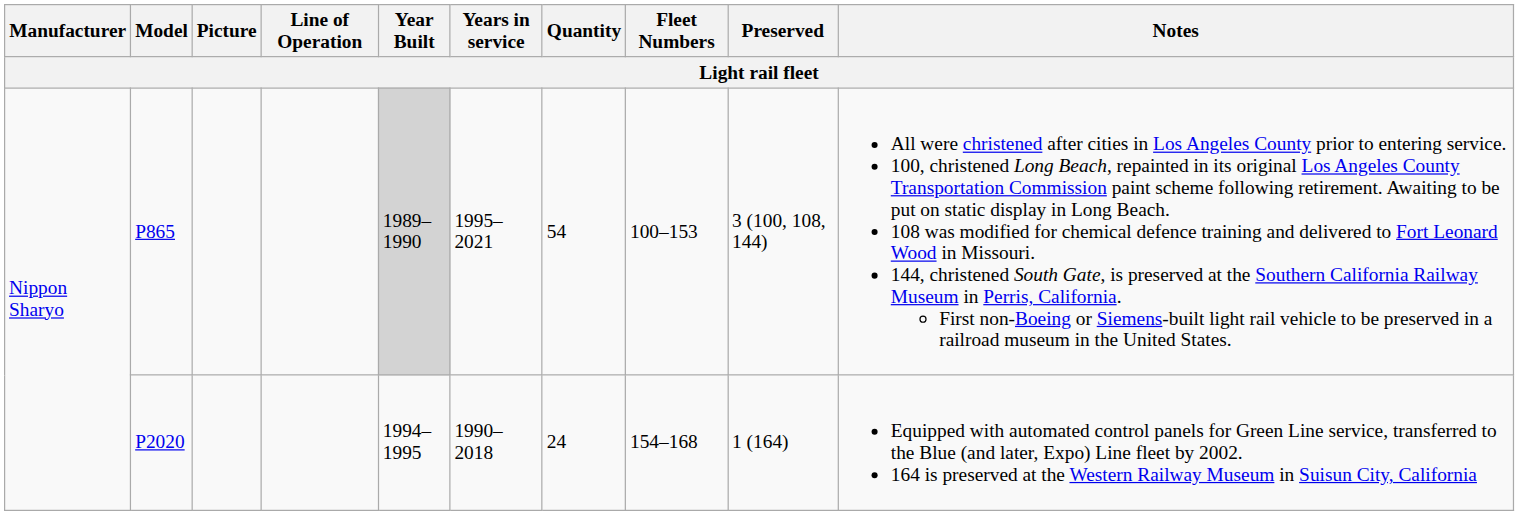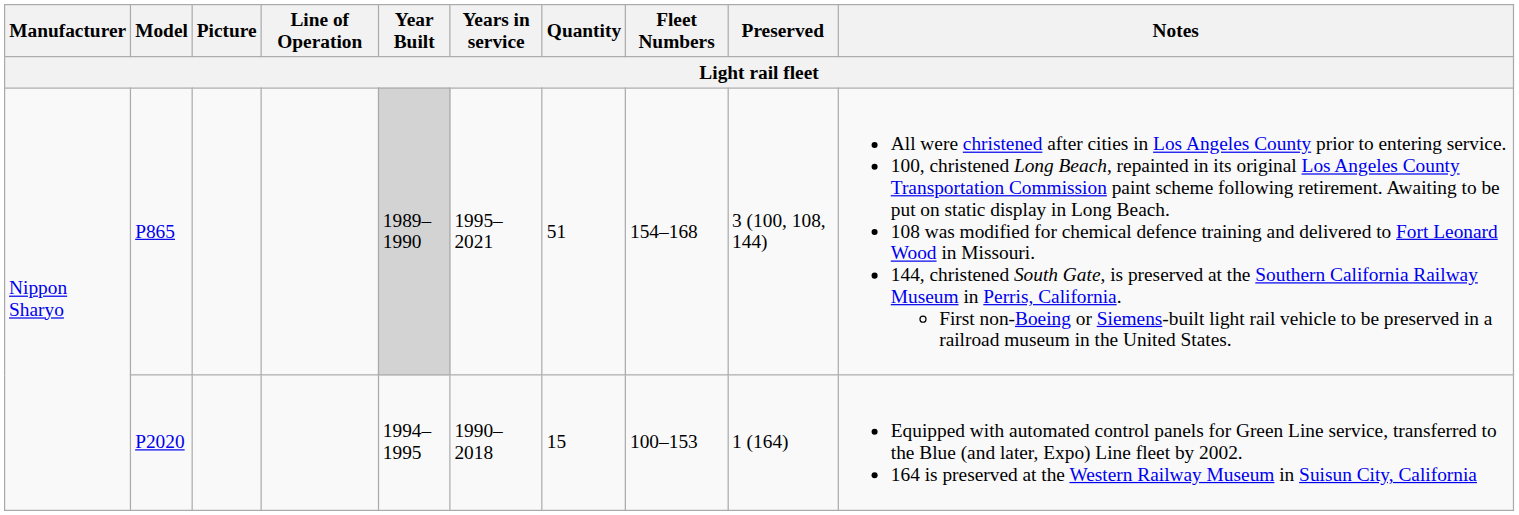(557, 231) 54 -> (557, 231) 51
(664, 231) 100–153 -> (664, 231) 154–168
(557, 442) 24 -> (557, 442) 15
(664, 442) 154–168 -> (664, 442) 100–153
